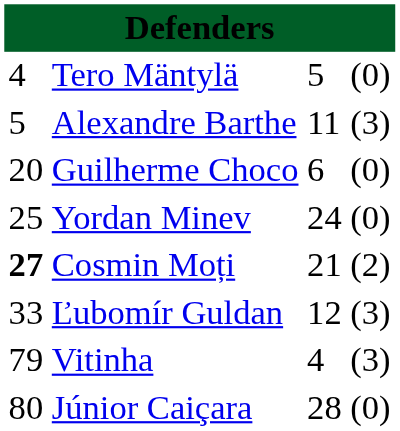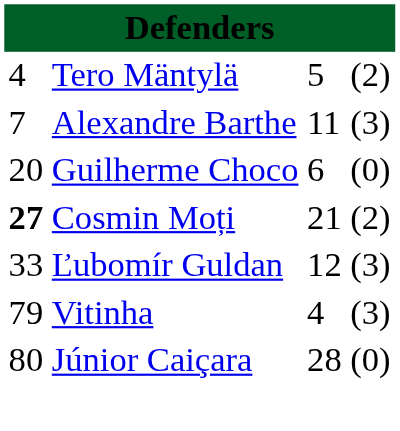(370, 74) (0) -> (370, 74) (2)
(17, 122) 5 -> (17, 122) 7
- row: (151, 217)
